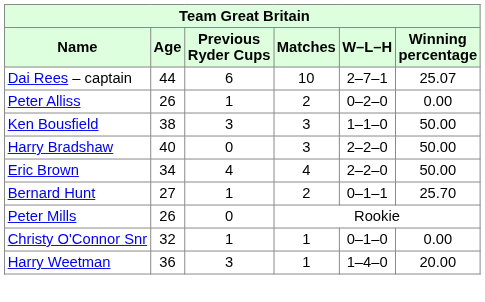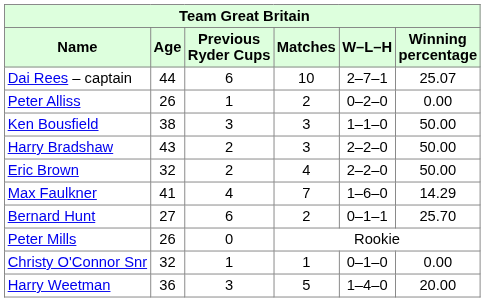(167, 147) 40 -> (167, 147) 43
(229, 147) 0 -> (229, 147) 2
(167, 170) 34 -> (167, 170) 32
(229, 170) 4 -> (229, 170) 2
+ row: (52, 193)
(229, 193) 1 -> (229, 216) 6
(306, 262) 1 -> (306, 285) 5
